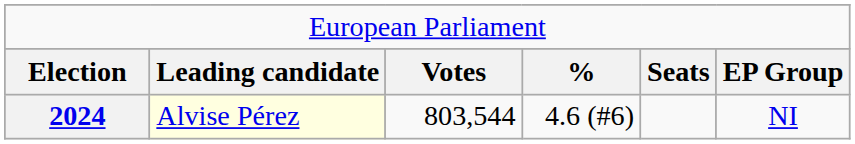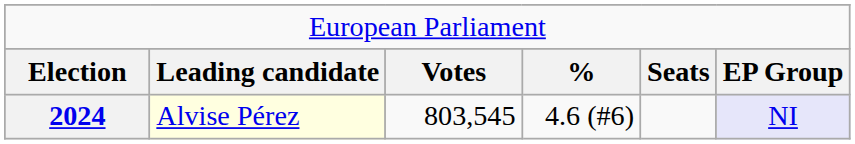(470, 116) 803,544 -> (470, 116) 803,545
(783, 116) no background -> (783, 116) lavender background
